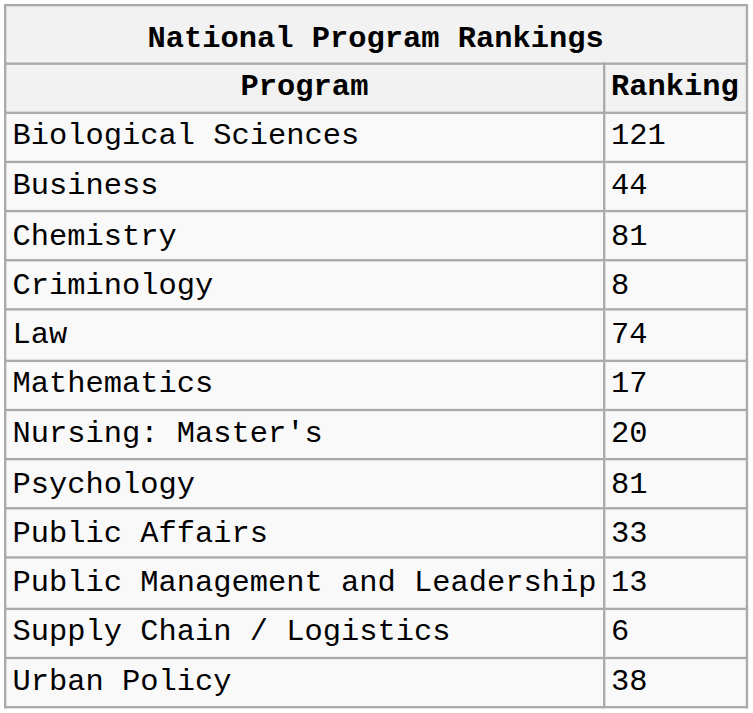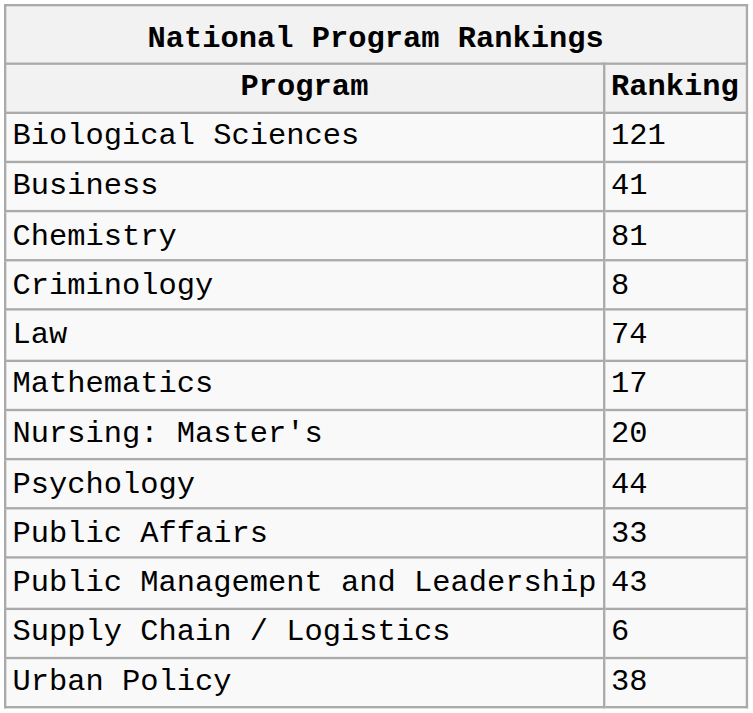(629, 186) 44 -> (629, 186) 41
(629, 484) 81 -> (629, 484) 44
(629, 583) 13 -> (629, 583) 43
